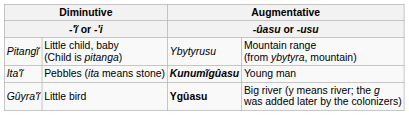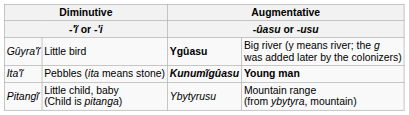rows swapped: (23, 96) <-> (23, 51)
(270, 73) normal -> (272, 73) bold
